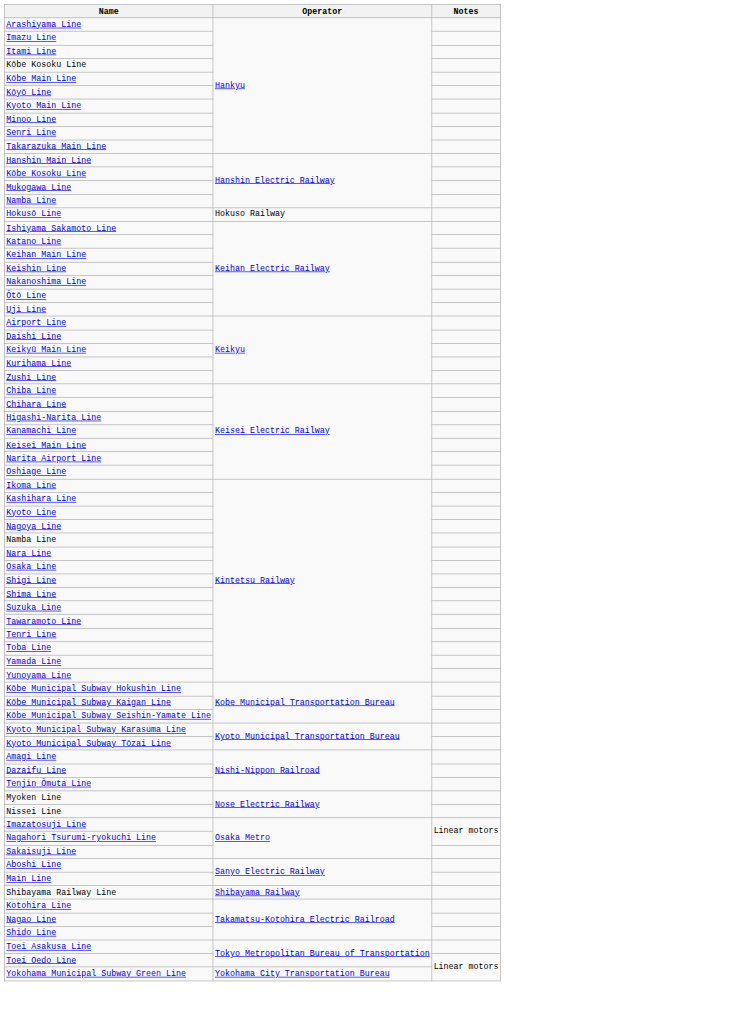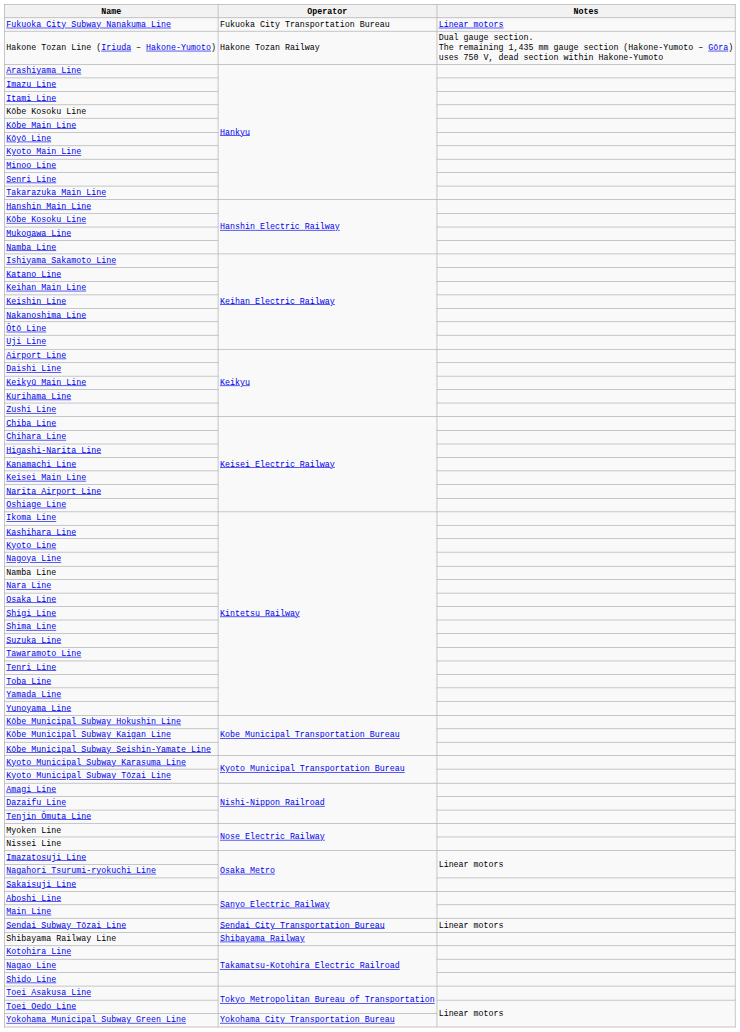+ row: (89, 25)
+ row: (111, 48)
- row: (34, 214)
+ row: (66, 925)
